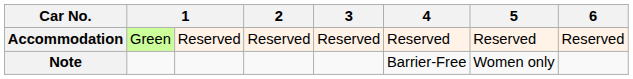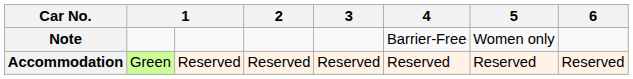rows swapped: (66, 39) <-> (66, 62)
